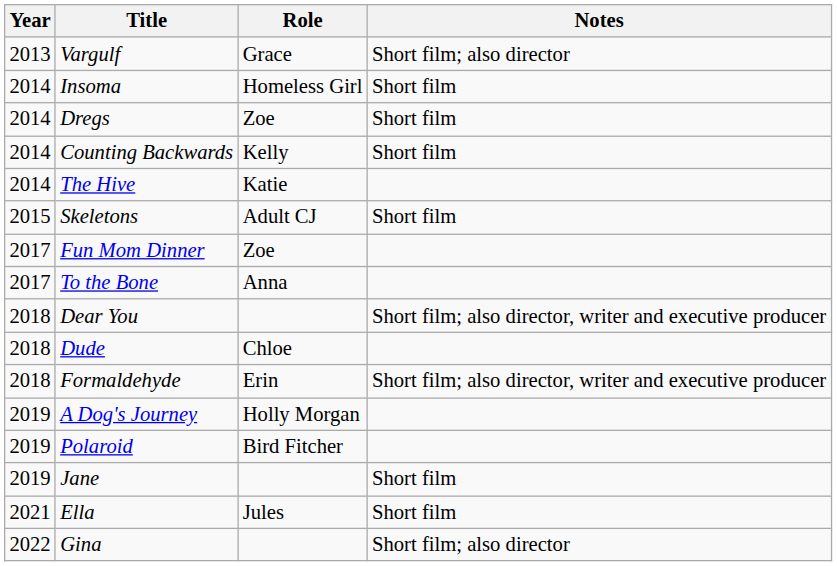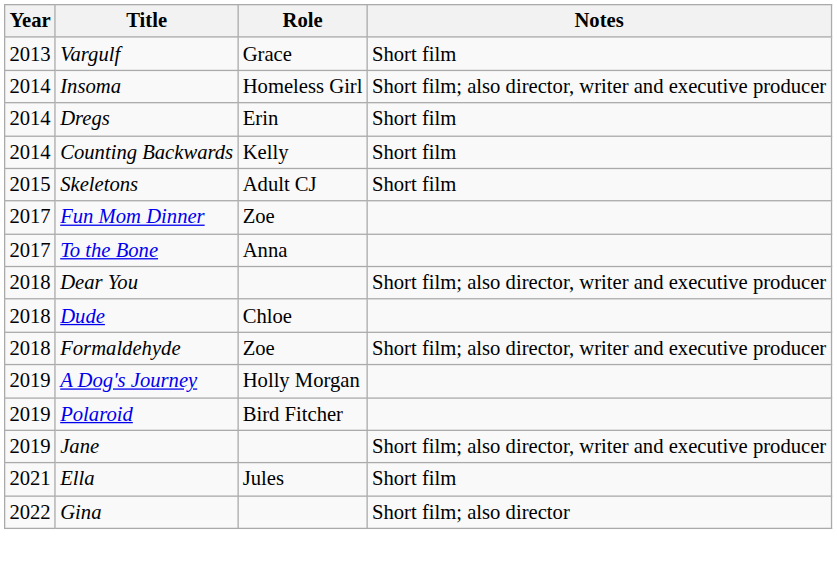(471, 53) Short film; also director -> (414, 53) Short film
(414, 86) Short film -> (599, 86) Short film; also director, writer and executive producer
(259, 119) Zoe -> (260, 119) Erin
- row: (98, 184)
(260, 380) Erin -> (259, 348) Zoe
(414, 479) Short film -> (599, 446) Short film; also director, writer and executive producer
